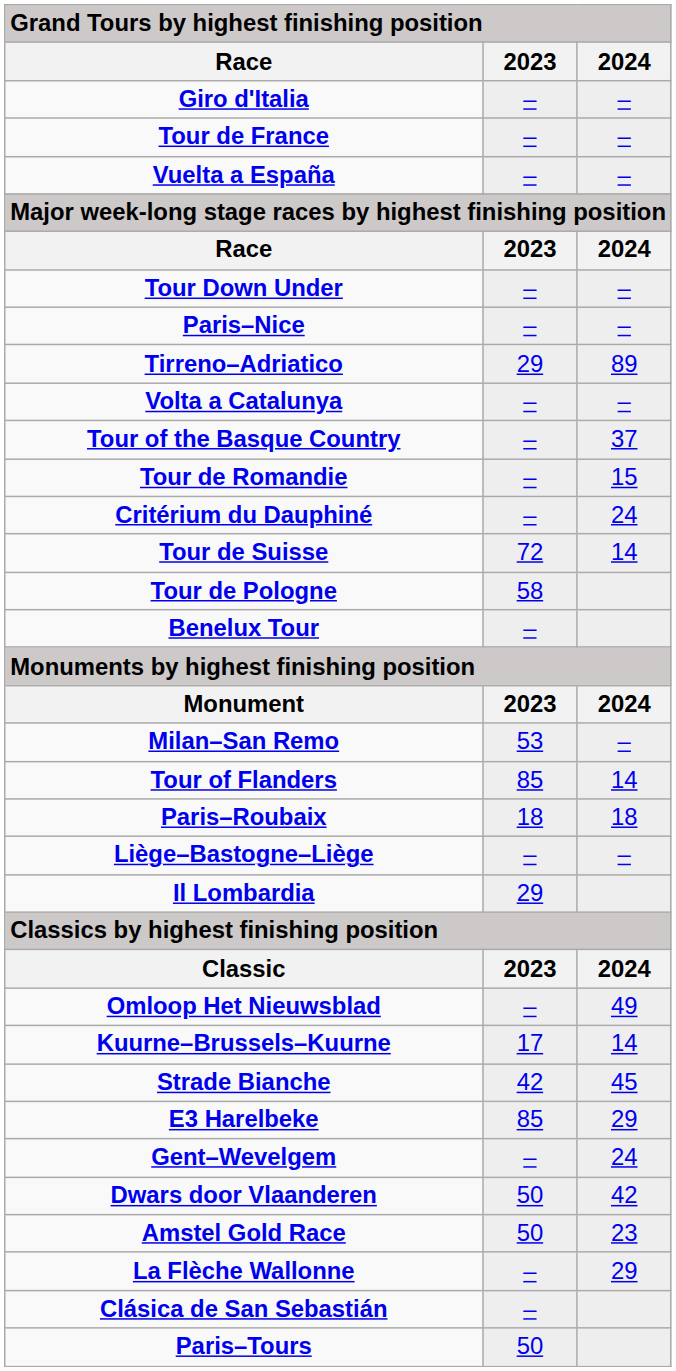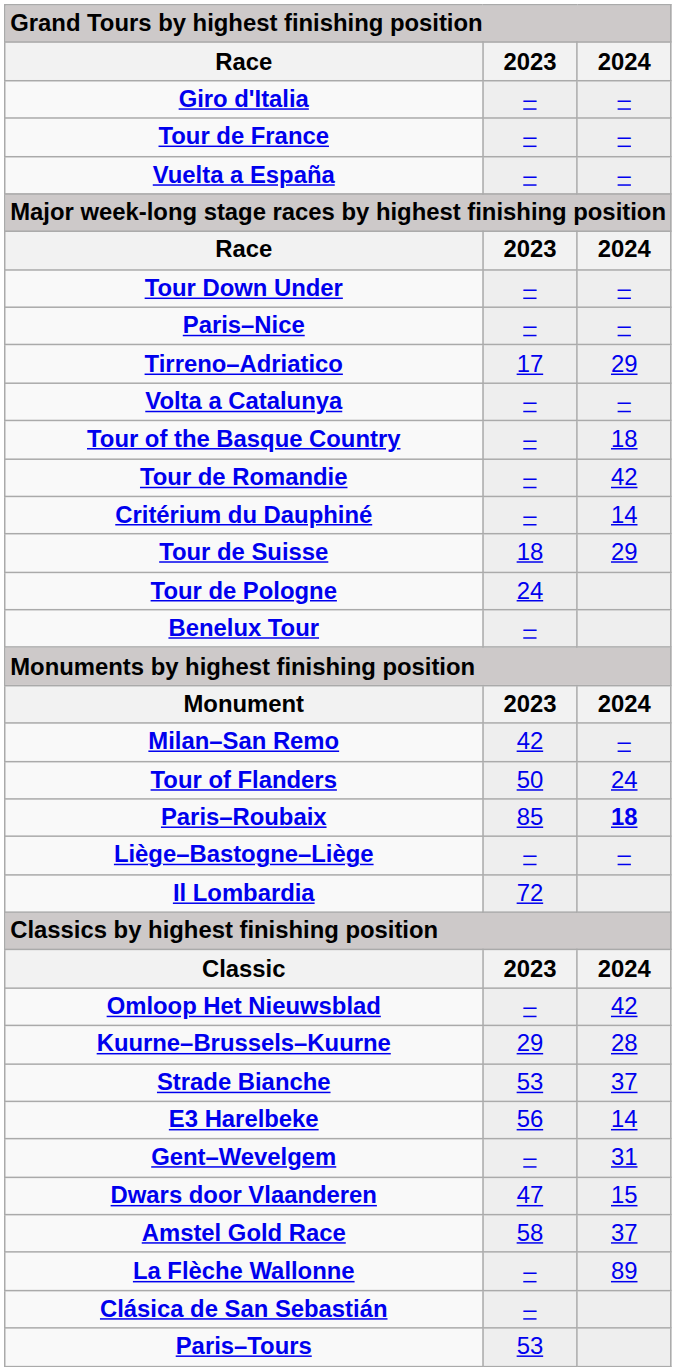(530, 363) 29 -> (530, 363) 17
(624, 363) 89 -> (624, 363) 29
(624, 439) 37 -> (624, 439) 18
(624, 477) 15 -> (624, 477) 42
(624, 514) 24 -> (624, 514) 14
(530, 552) 72 -> (530, 552) 18
(624, 552) 14 -> (624, 552) 29
(530, 590) 58 -> (530, 590) 24
(530, 741) 53 -> (530, 741) 42
(530, 779) 85 -> (530, 779) 50
(624, 779) 14 -> (624, 779) 24
(530, 817) 18 -> (530, 817) 85
(624, 817) normal -> (624, 817) bold
(530, 893) 29 -> (530, 893) 72
(624, 1006) 49 -> (624, 1006) 42
(530, 1044) 17 -> (530, 1044) 29
(624, 1044) 14 -> (624, 1044) 28
(530, 1082) 42 -> (530, 1082) 53
(624, 1082) 45 -> (624, 1082) 37
(530, 1119) 85 -> (530, 1119) 56
(624, 1119) 29 -> (624, 1119) 14
(624, 1157) 24 -> (624, 1157) 31
(530, 1195) 50 -> (530, 1195) 47
(624, 1195) 42 -> (624, 1195) 15
(530, 1233) 50 -> (530, 1233) 58
(624, 1233) 23 -> (624, 1233) 37
(624, 1271) 29 -> (624, 1271) 89
(530, 1346) 50 -> (530, 1346) 53
